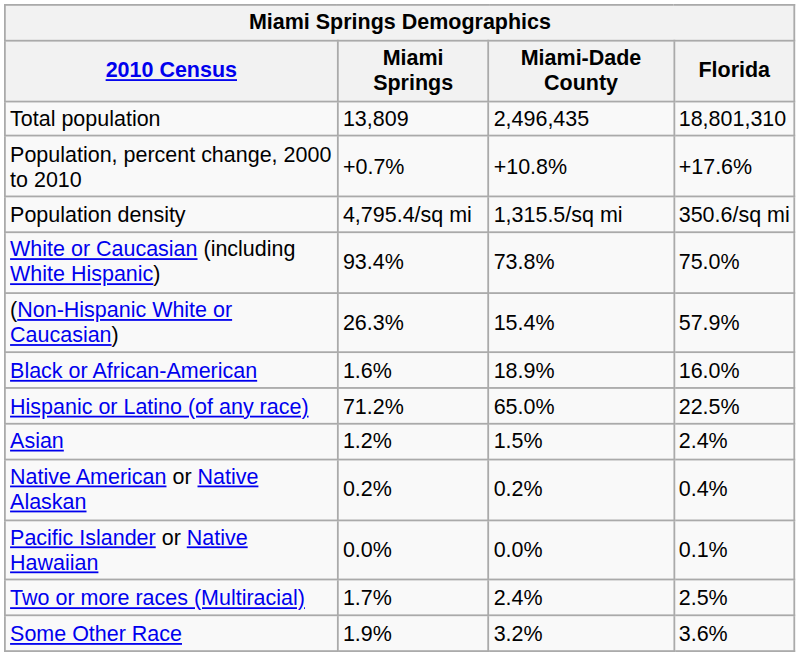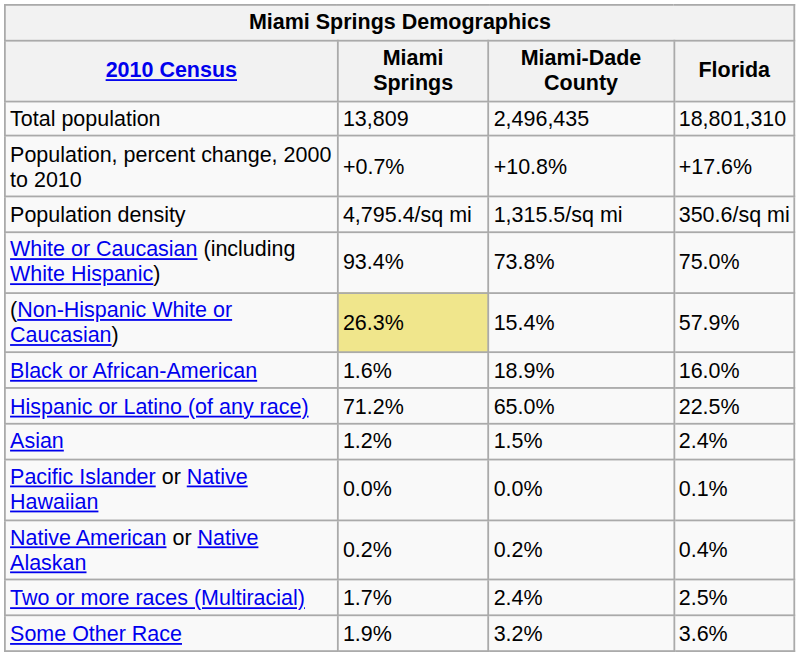(373, 323) no background -> (373, 323) khaki background
rows swapped: (134, 489) <-> (129, 550)
